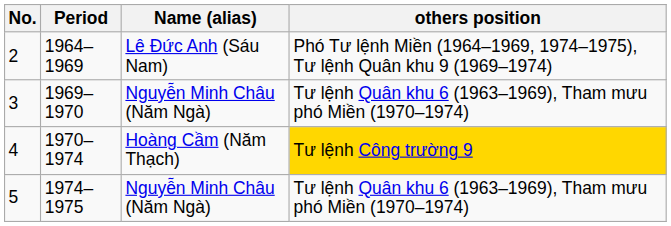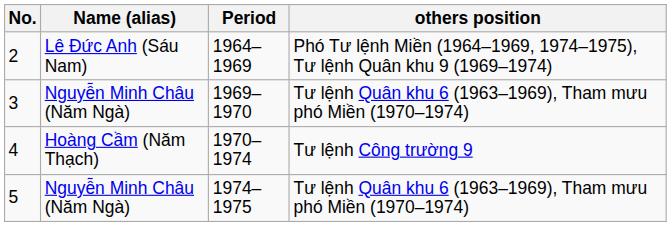columns swapped: (205, 18) <-> (81, 18)
(383, 150) gold background -> (383, 150) no background
